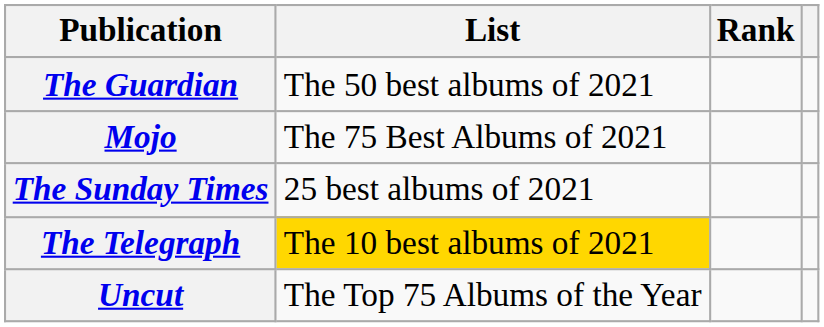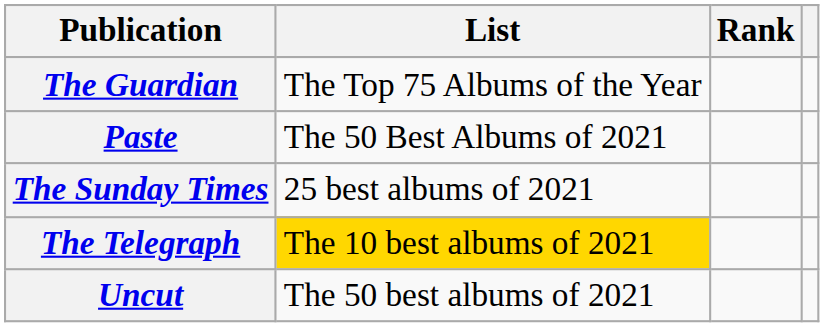(469, 83) The 50 best albums of 2021 -> (493, 83) The Top 75 Albums of the Year
- row: (141, 136)
+ row: (141, 136)
(493, 294) The Top 75 Albums of the Year -> (469, 294) The 50 best albums of 2021
